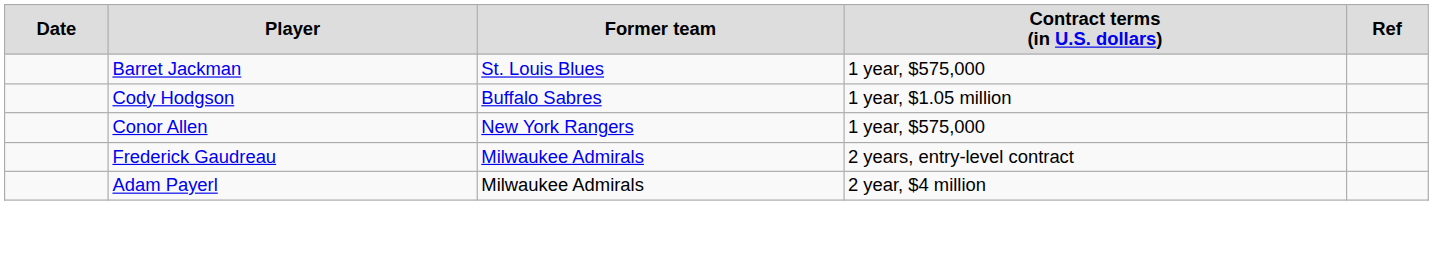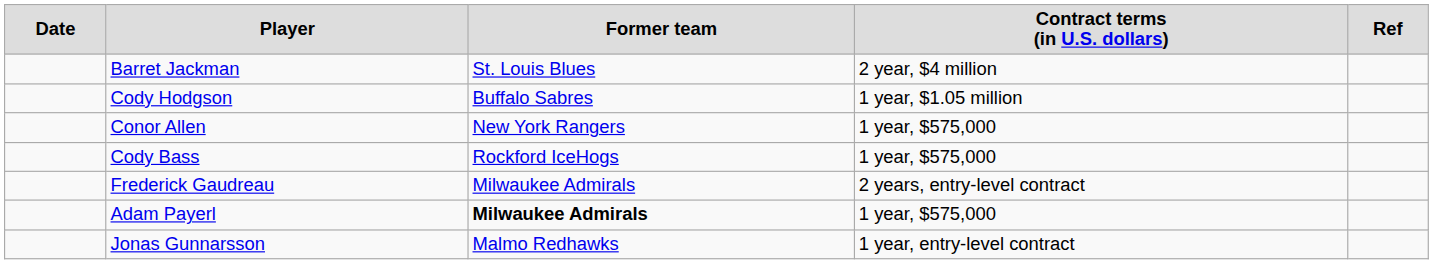(916, 68) 1 year, $575,000 -> (928, 68) 2 year, $4 million
+ row: (155, 156)
(563, 185) normal -> (560, 214) bold
(917, 185) 2 year, $4 million -> (927, 214) 1 year, $575,000
+ row: (188, 244)
